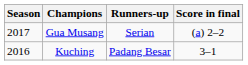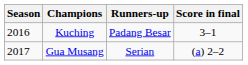rows swapped: (75, 50) <-> (75, 32)
